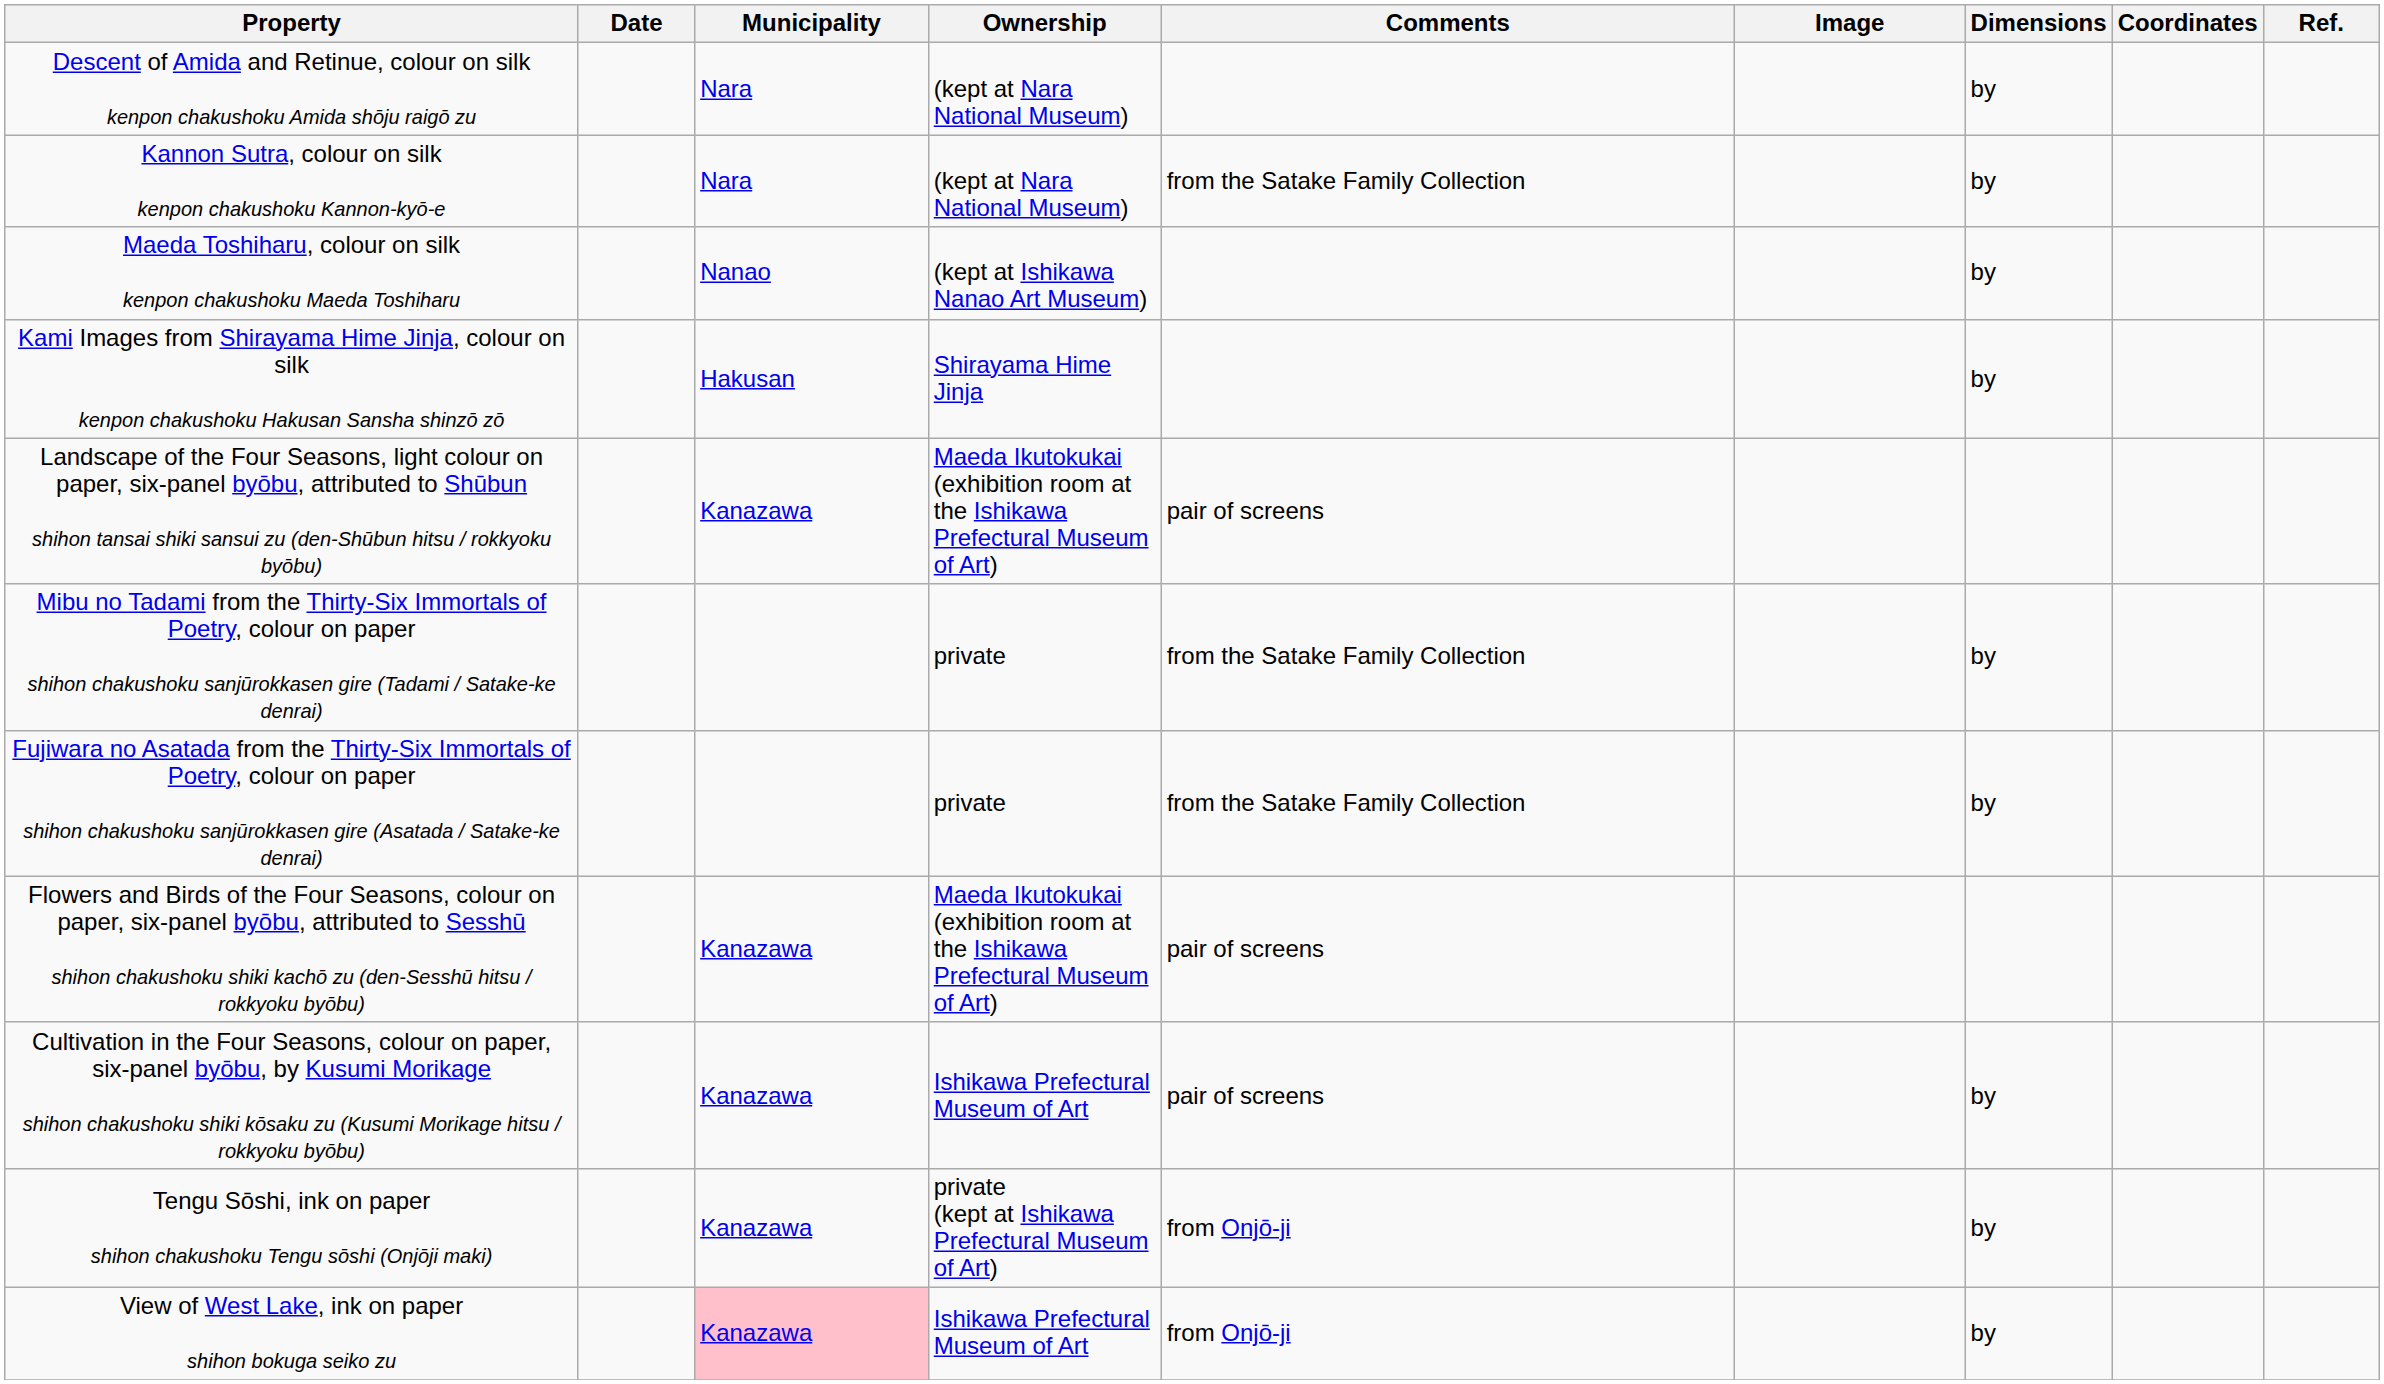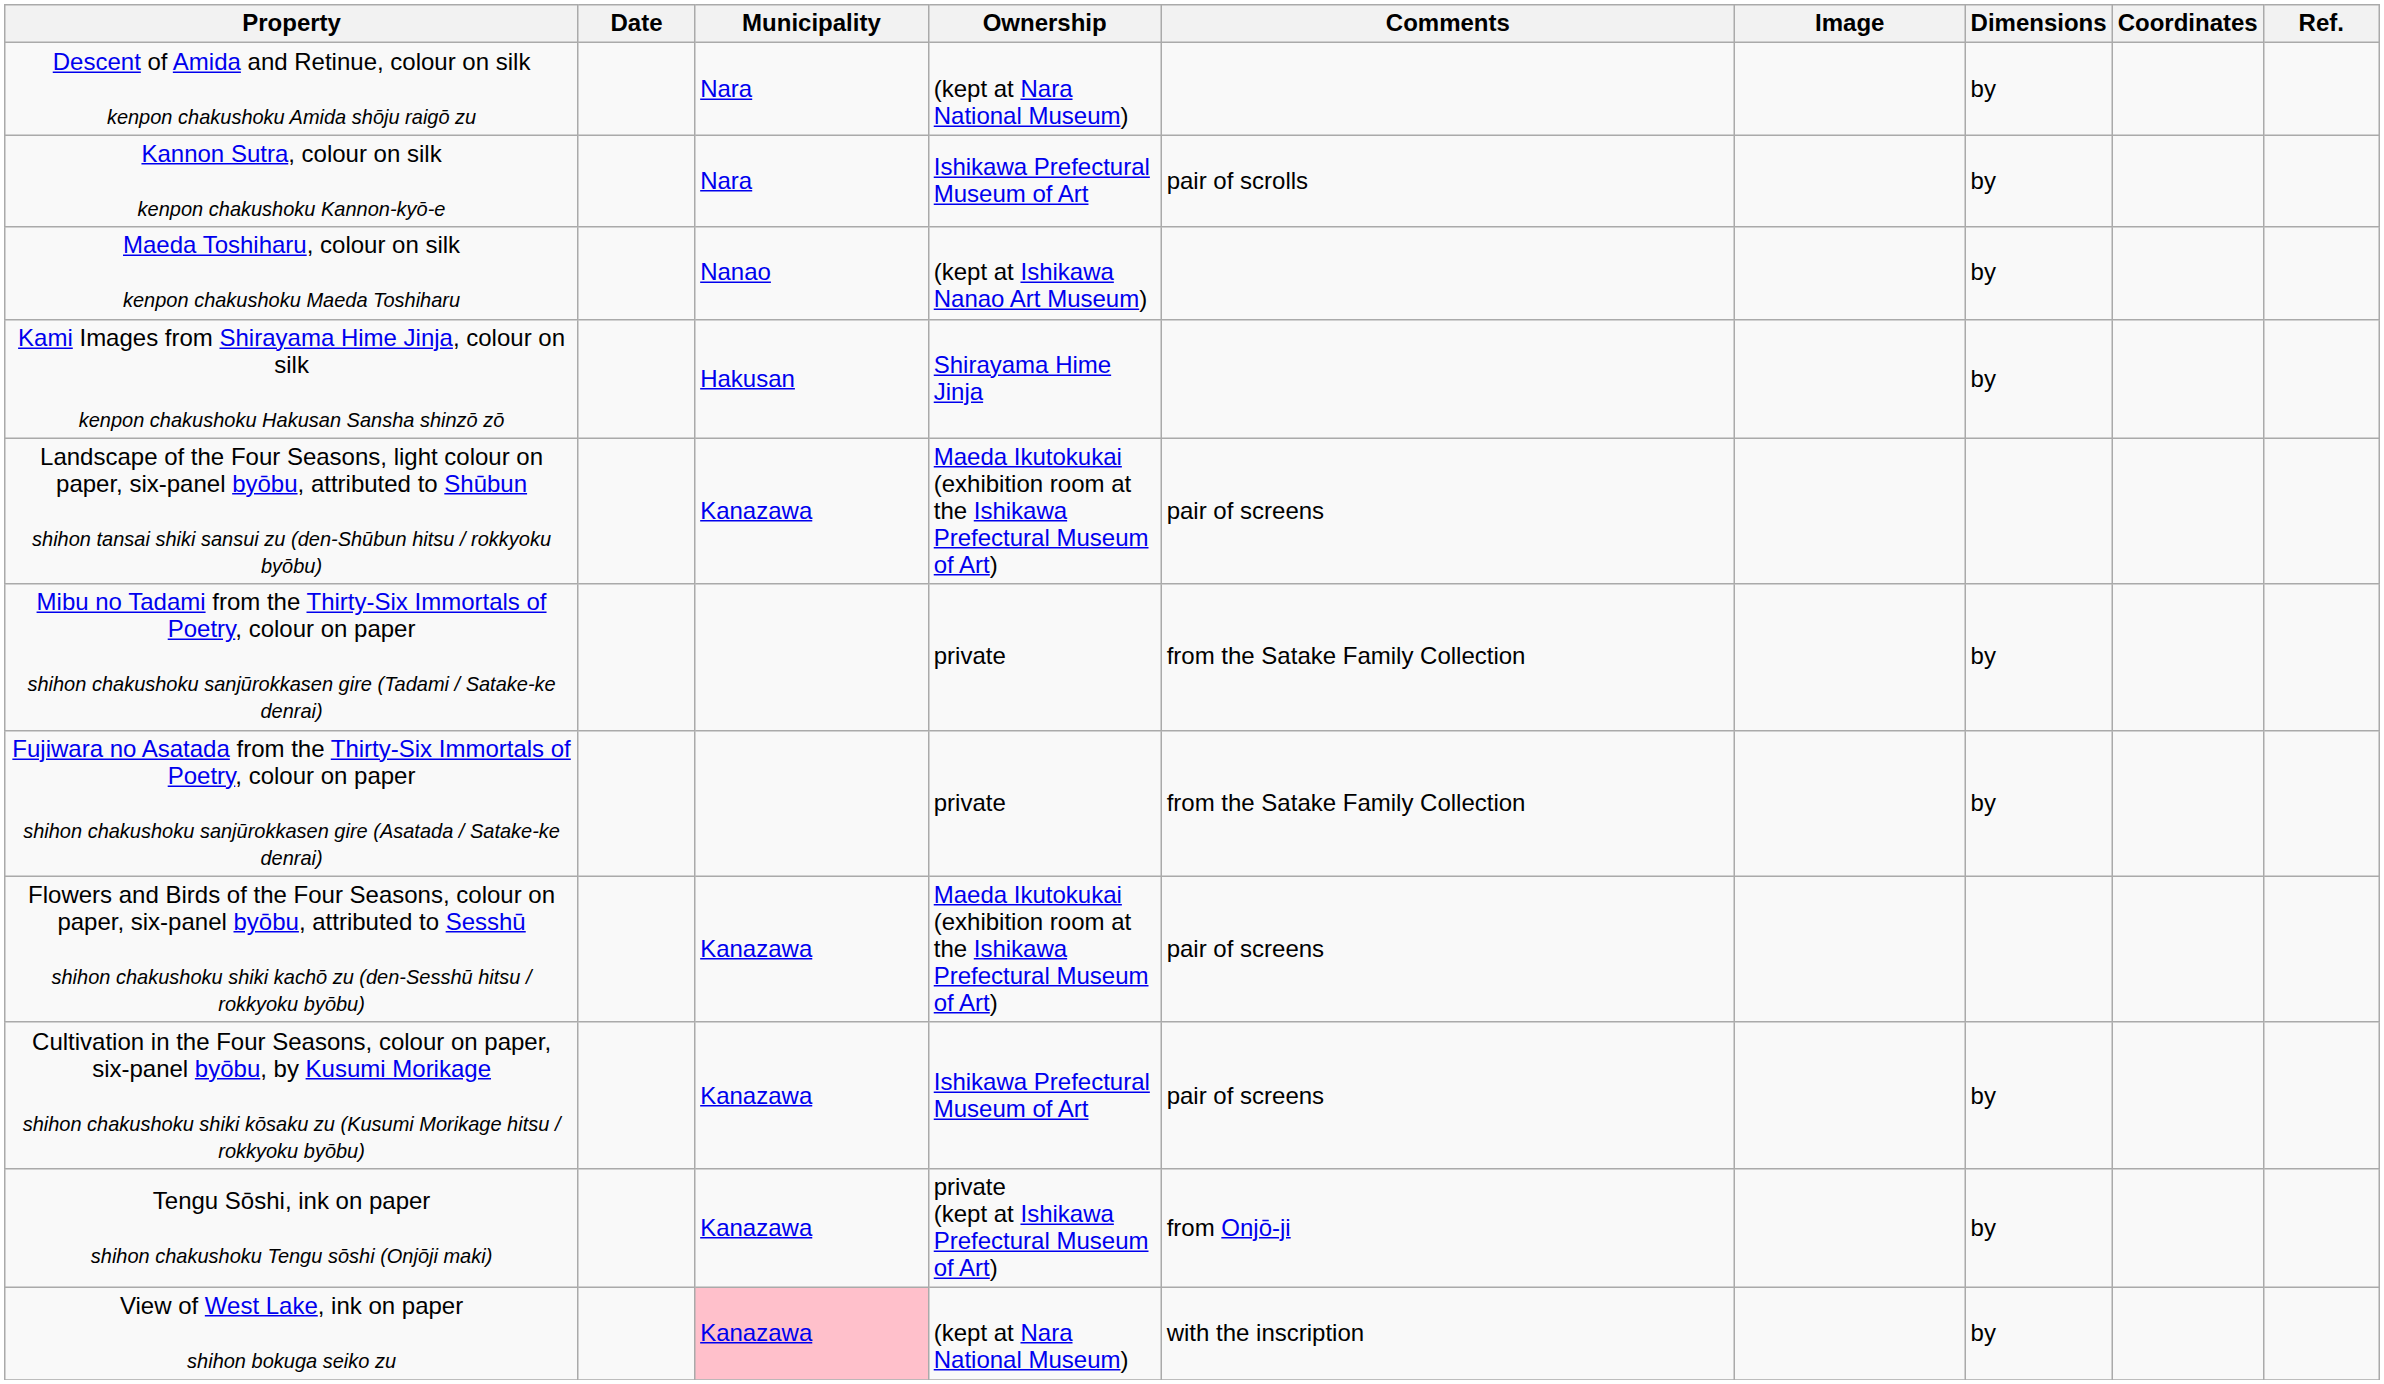(1031, 194) (kept at Nara National Museum) -> (1042, 180) Ishikawa Prefectural Museum of Art
(1346, 180) from the Satake Family Collection -> (1237, 180) pair of scrolls
(1042, 1333) Ishikawa Prefectural Museum of Art -> (1031, 1346) (kept at Nara National Museum)
(1229, 1333) from Onjō-ji -> (1265, 1333) with the inscription
